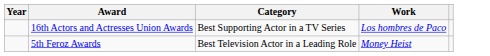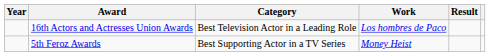+ column: (464, 12)
(271, 28) Best Supporting Actor in a TV Series -> (277, 28) Best Television Actor in a Leading Role
(277, 43) Best Television Actor in a Leading Role -> (271, 43) Best Supporting Actor in a TV Series
